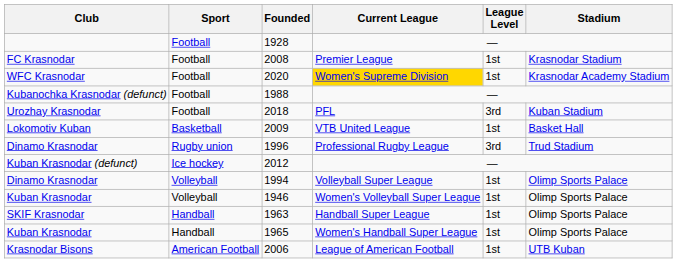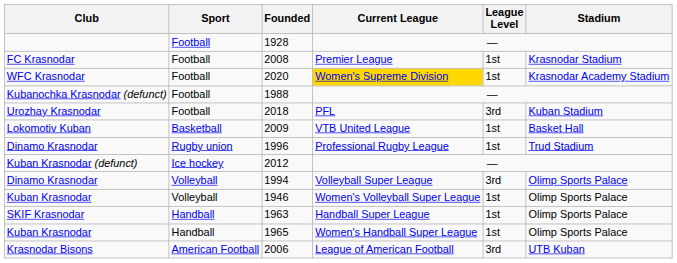(493, 146) 3rd -> (493, 146) 1st
(493, 180) 1st -> (493, 180) 3rd
(493, 249) 1st -> (493, 249) 3rd
